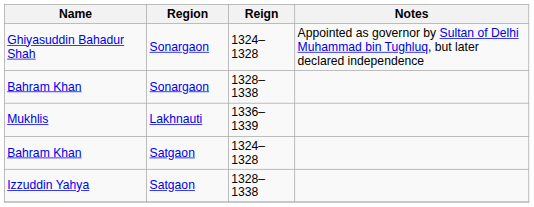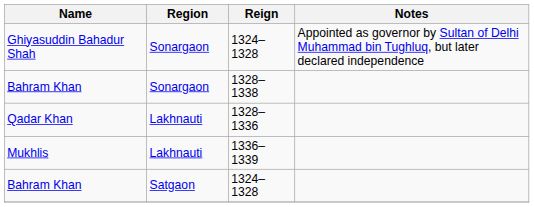+ row: (40, 119)
- row: (48, 185)
